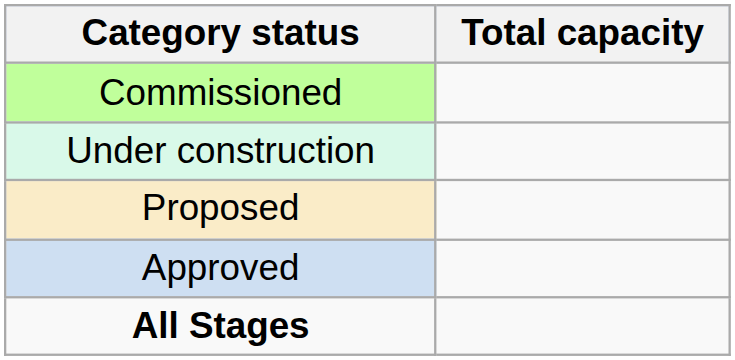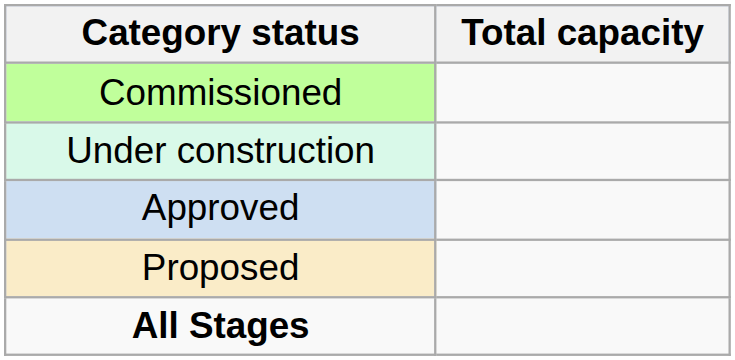rows swapped: (221, 267) <-> (221, 208)
